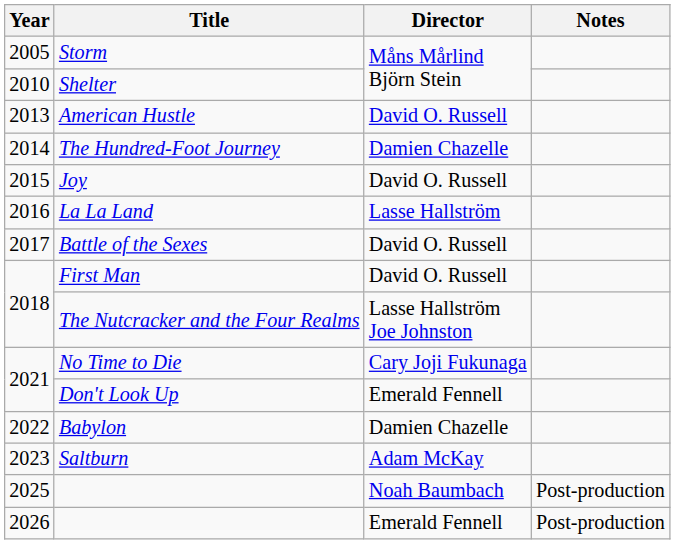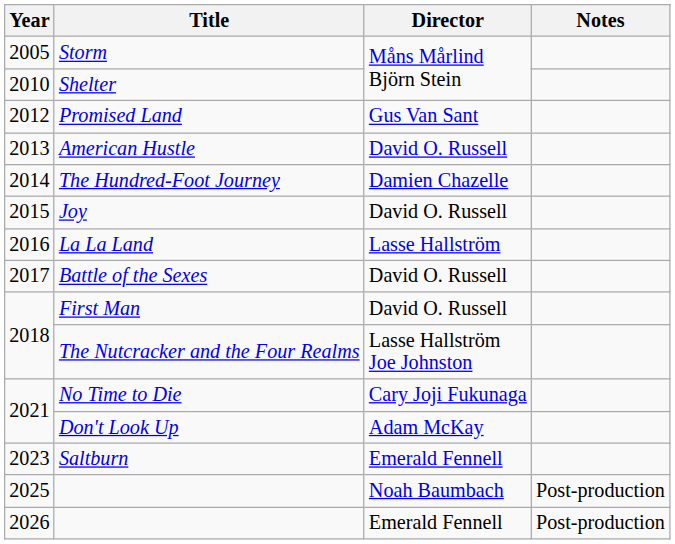+ row: (29, 116)
(436, 394) Emerald Fennell -> (426, 426) Adam McKay
- row: (29, 426)
(426, 458) Adam McKay -> (436, 458) Emerald Fennell
